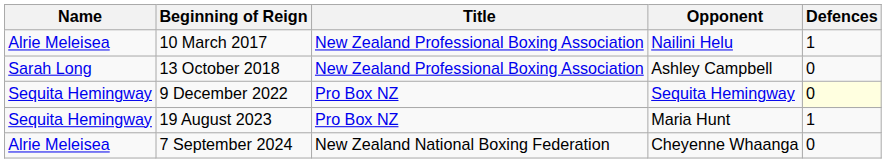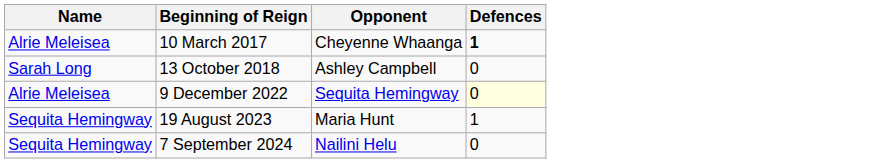- column: (479, 17)
(692, 42) Nailini Helu -> (389, 42) Cheyenne Whaanga
(810, 42) normal -> (474, 42) bold
(80, 94) Sequita Hemingway -> (59, 94) Alrie Meleisea
(59, 145) Alrie Meleisea -> (80, 145) Sequita Hemingway
(725, 145) Cheyenne Whaanga -> (356, 145) Nailini Helu
